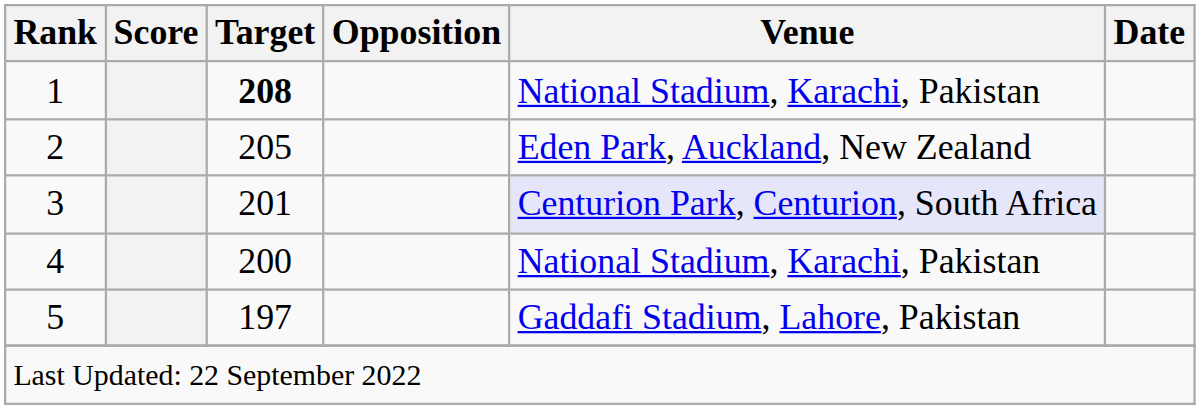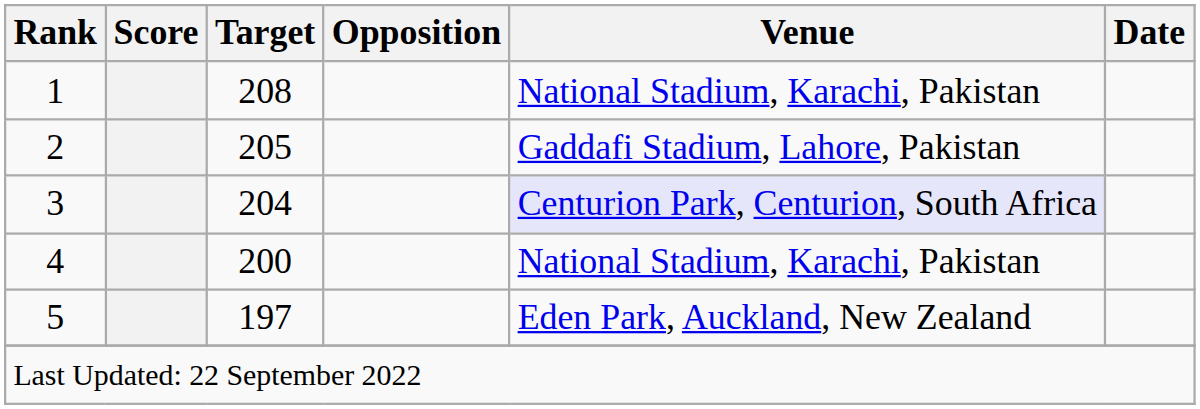(265, 89) bold -> (265, 89) normal
(774, 146) Eden Park, Auckland, New Zealand -> (769, 146) Gaddafi Stadium, Lahore, Pakistan
(265, 203) 201 -> (265, 203) 204
(769, 317) Gaddafi Stadium, Lahore, Pakistan -> (774, 317) Eden Park, Auckland, New Zealand
